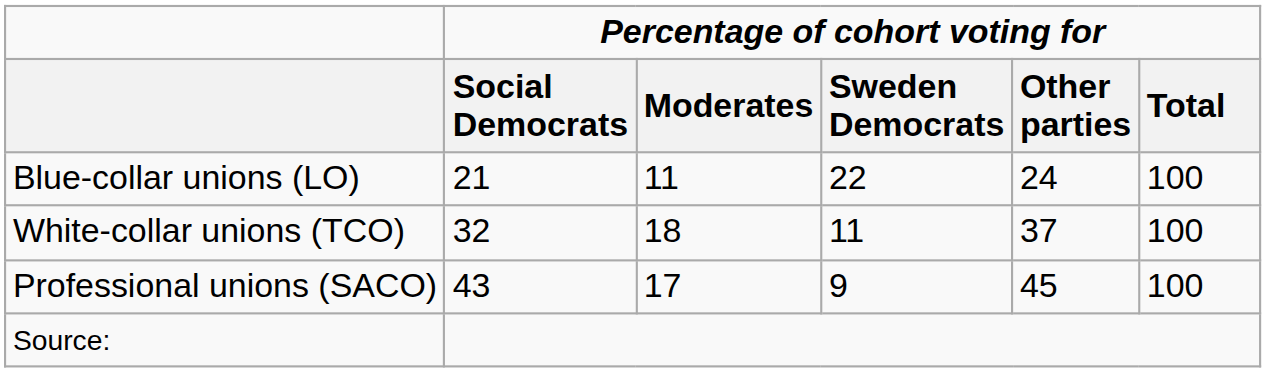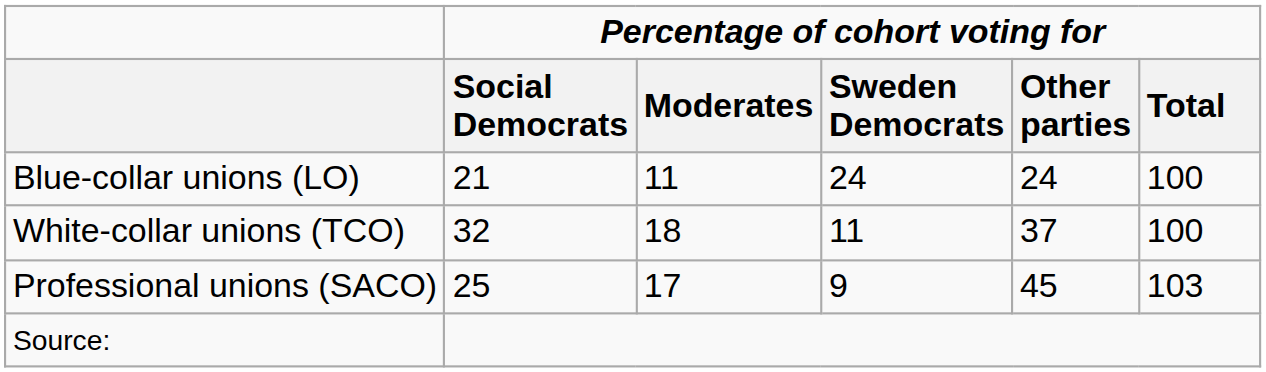(848, 178) 22 -> (848, 178) 24
(472, 285) 43 -> (472, 285) 25
(1175, 285) 100 -> (1175, 285) 103
